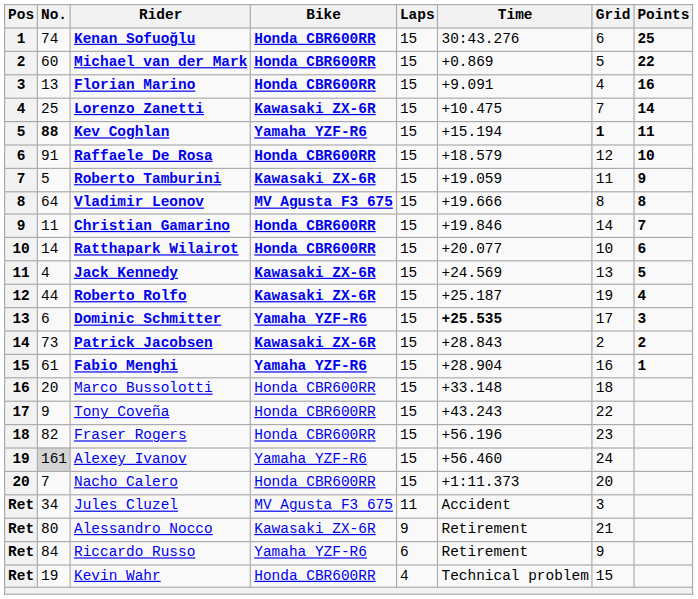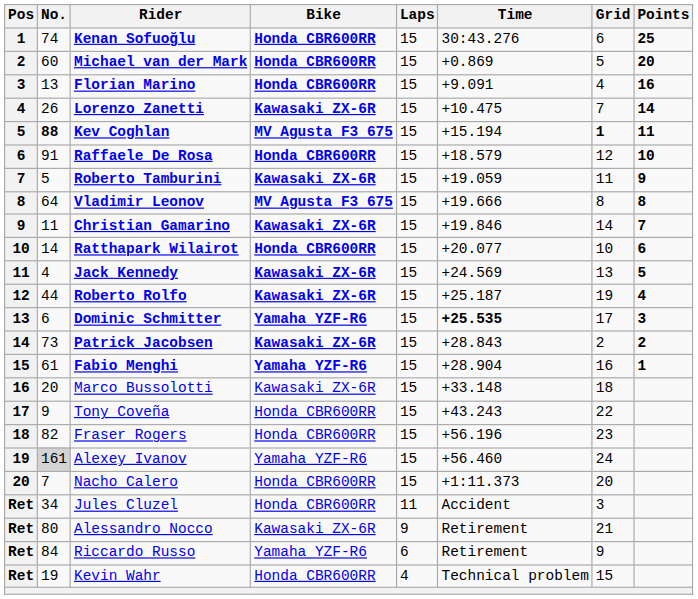(646, 63) 22 -> (646, 63) 20
(50, 110) 25 -> (50, 110) 26
(311, 133) Yamaha YZF-R6 -> (324, 133) MV Agusta F3 675
(315, 227) Honda CBR600RR -> (315, 227) Kawasaki ZX-6R
(315, 390) Honda CBR600RR -> (315, 390) Kawasaki ZX-6R
(324, 506) MV Agusta F3 675 -> (315, 506) Honda CBR600RR
